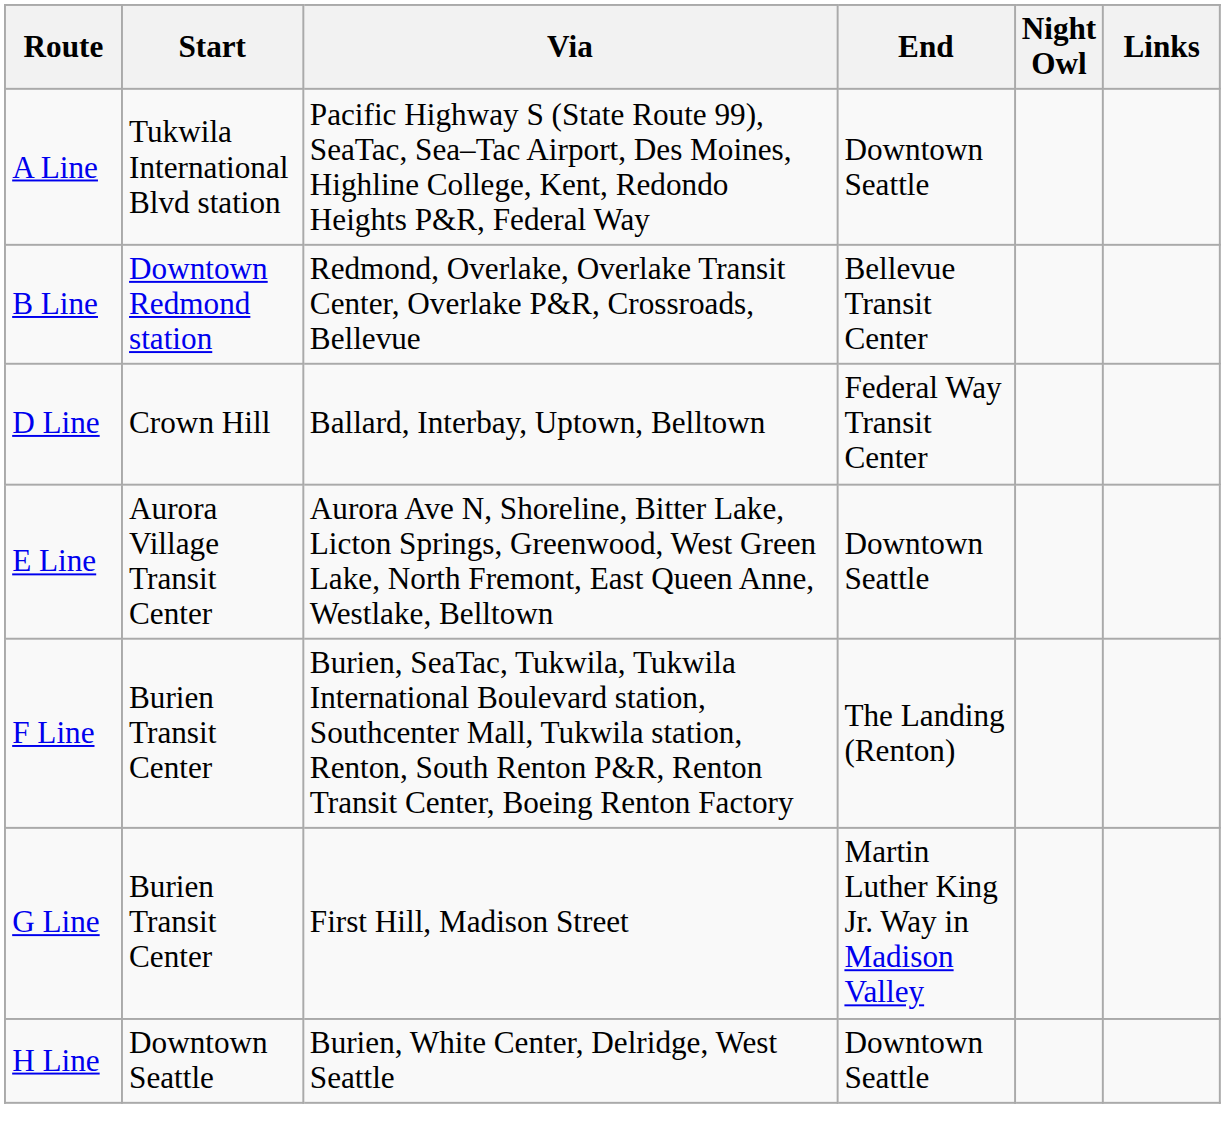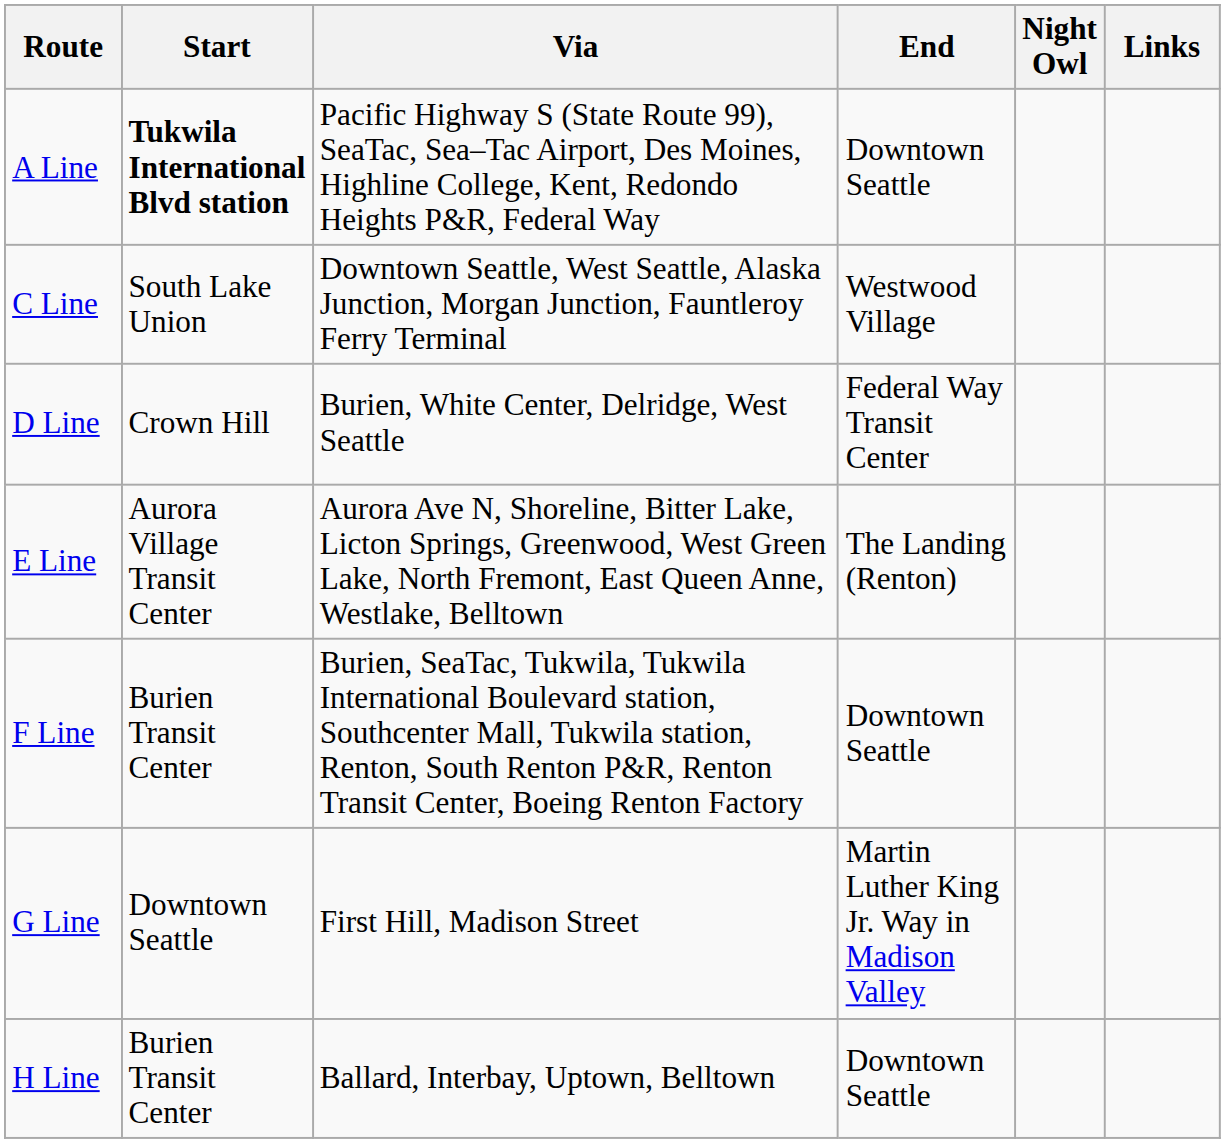(209, 166) normal -> (217, 166) bold
- row: (55, 303)
+ row: (55, 303)
(538, 423) Ballard, Interbay, Uptown, Belltown -> (553, 423) Burien, White Center, Delridge, West Seattle
(914, 560) Downtown Seattle -> (926, 560) The Landing (Renton)
(925, 732) The Landing (Renton) -> (915, 732) Downtown Seattle
(173, 922) Burien Transit Center -> (198, 922) Downtown Seattle
(198, 1060) Downtown Seattle -> (172, 1077) Burien Transit Center
(543, 1060) Burien, White Center, Delridge, West Seattle -> (547, 1077) Ballard, Interbay, Uptown, Belltown
